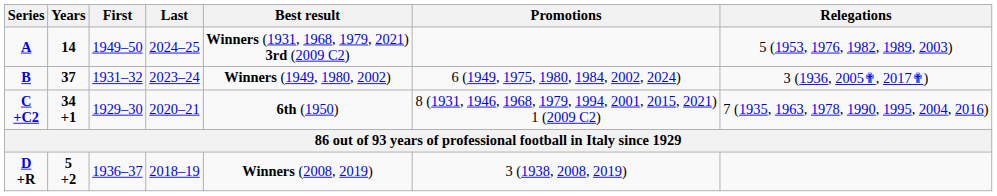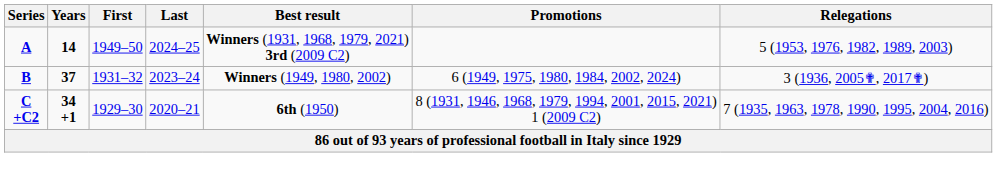- row: (26, 171)
